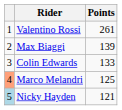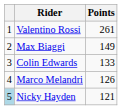(107, 46) 139 -> (107, 46) 149
(9, 80) lightsalmon background -> (9, 80) no background
(107, 80) 125 -> (107, 80) 126
